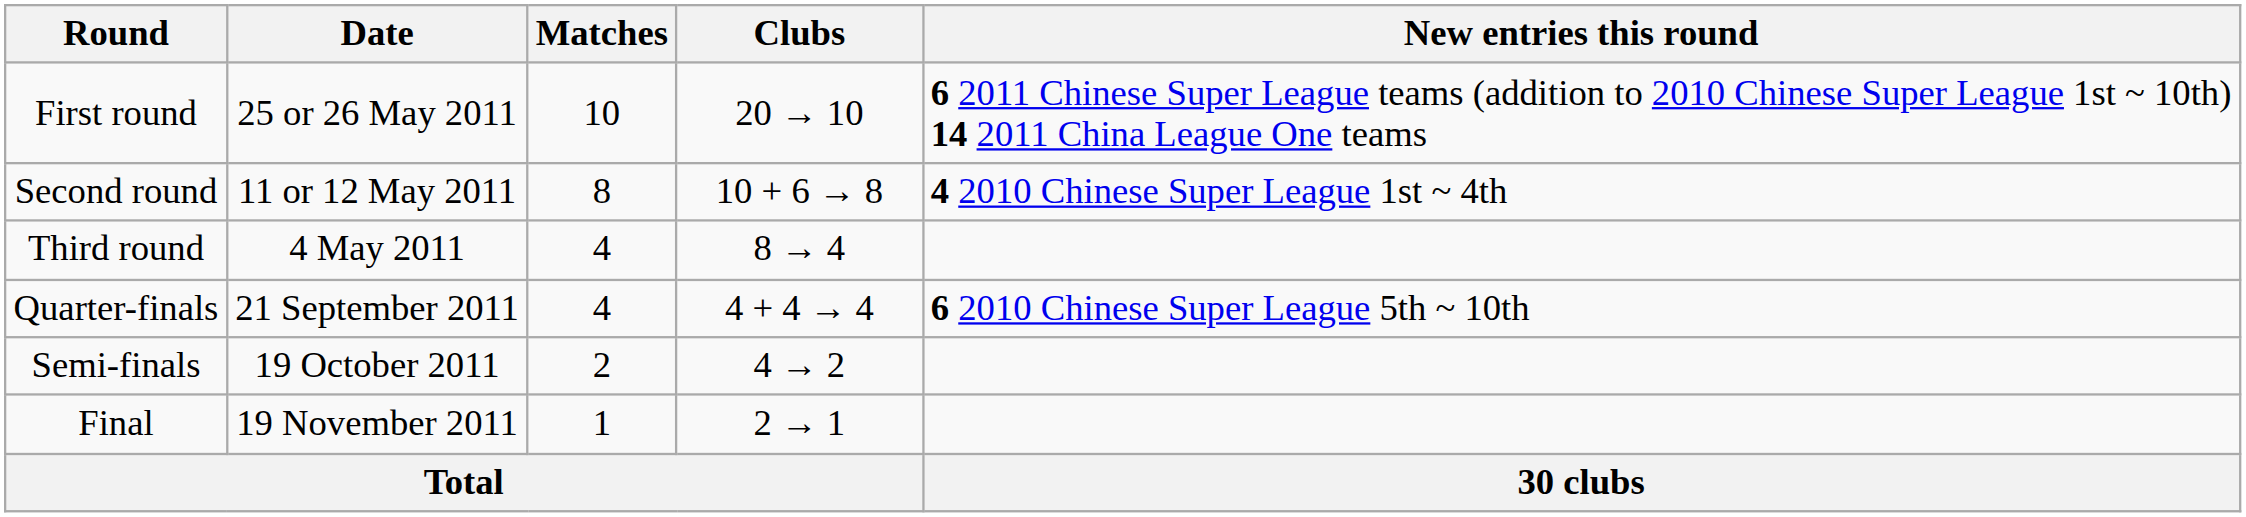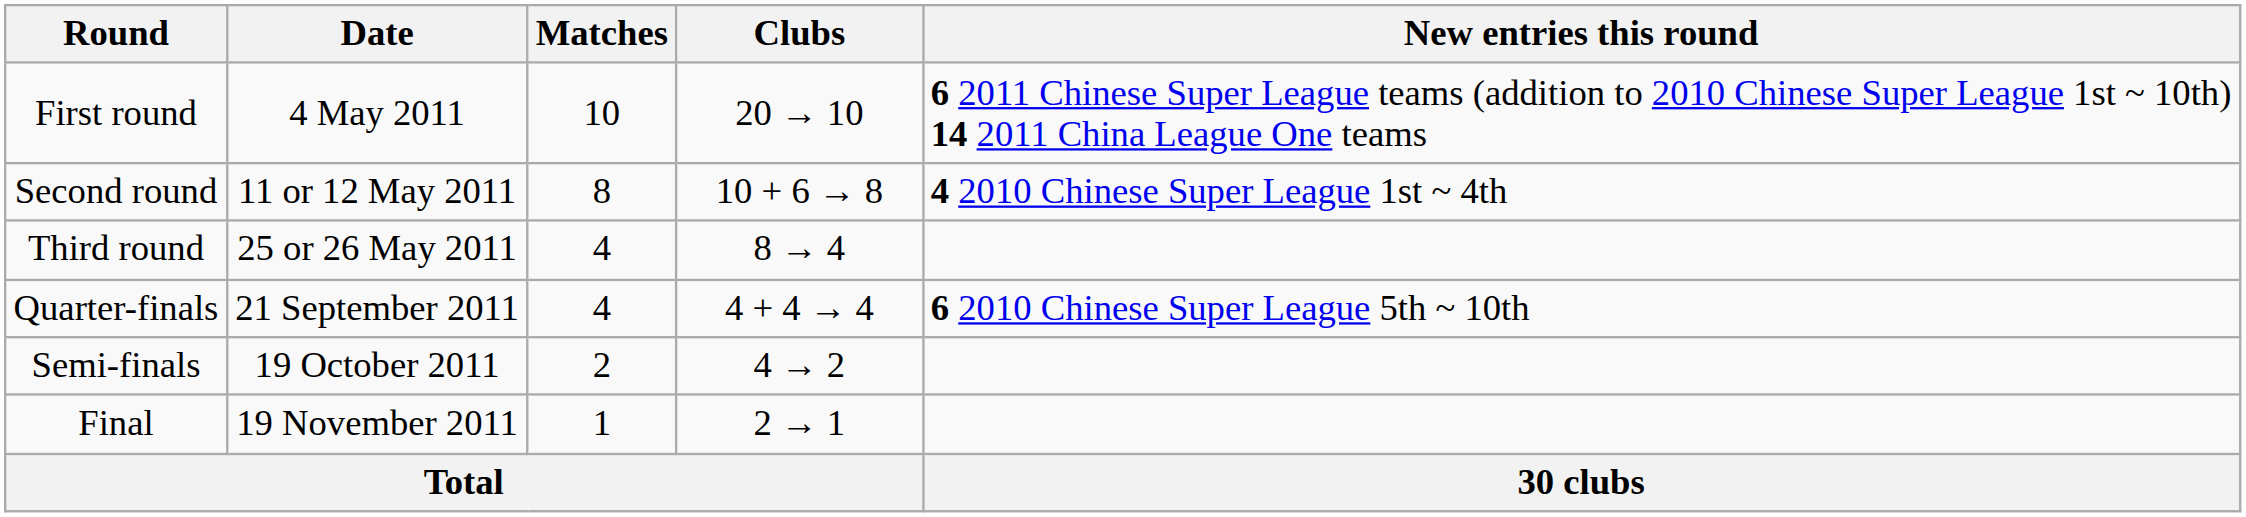(377, 112) 25 or 26 May 2011 -> (377, 112) 4 May 2011
(377, 249) 4 May 2011 -> (377, 249) 25 or 26 May 2011
